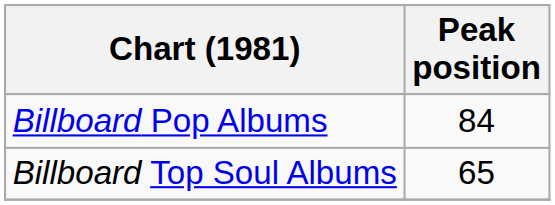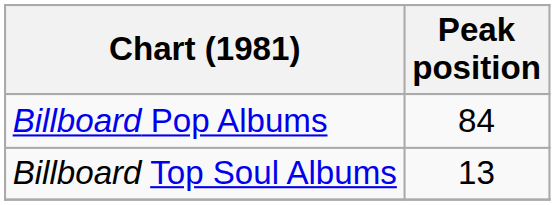(477, 173) 65 -> (477, 173) 13
